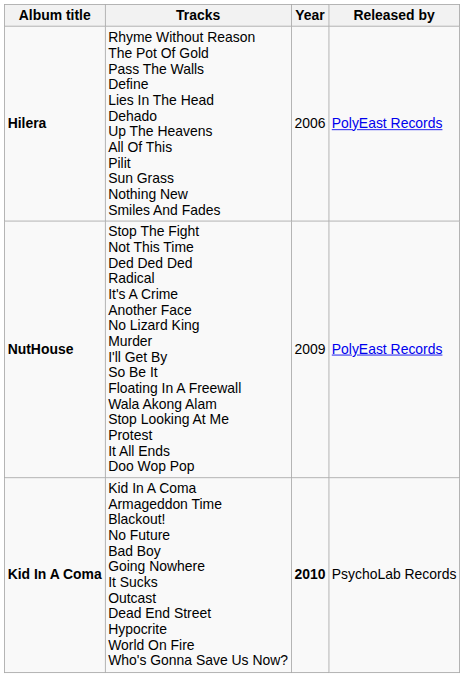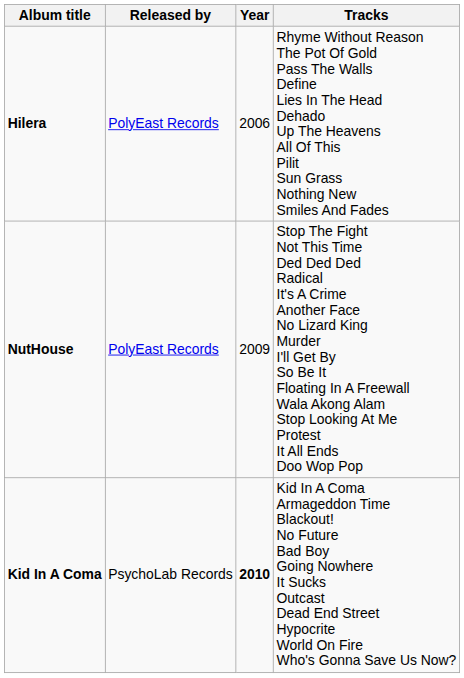columns swapped: (198, 15) <-> (394, 15)
